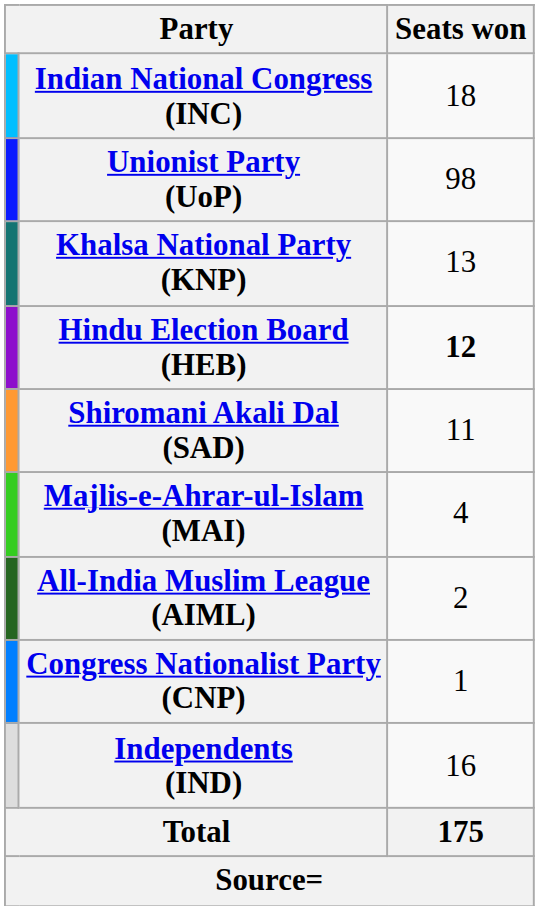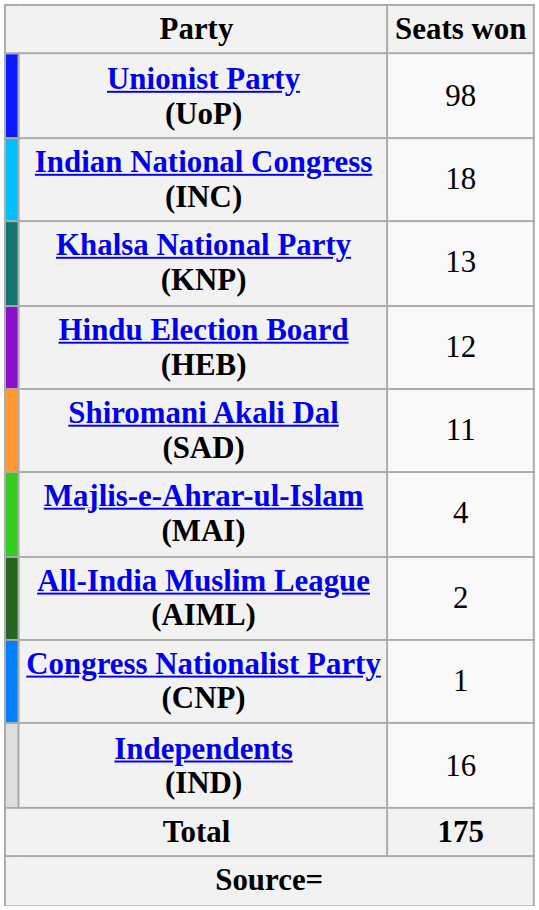rows swapped: (204, 179) <-> (204, 95)
(461, 346) bold -> (461, 346) normal
